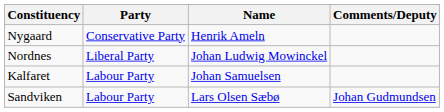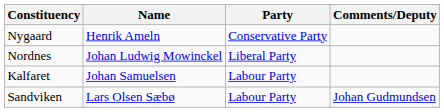columns swapped: (259, 14) <-> (136, 14)
